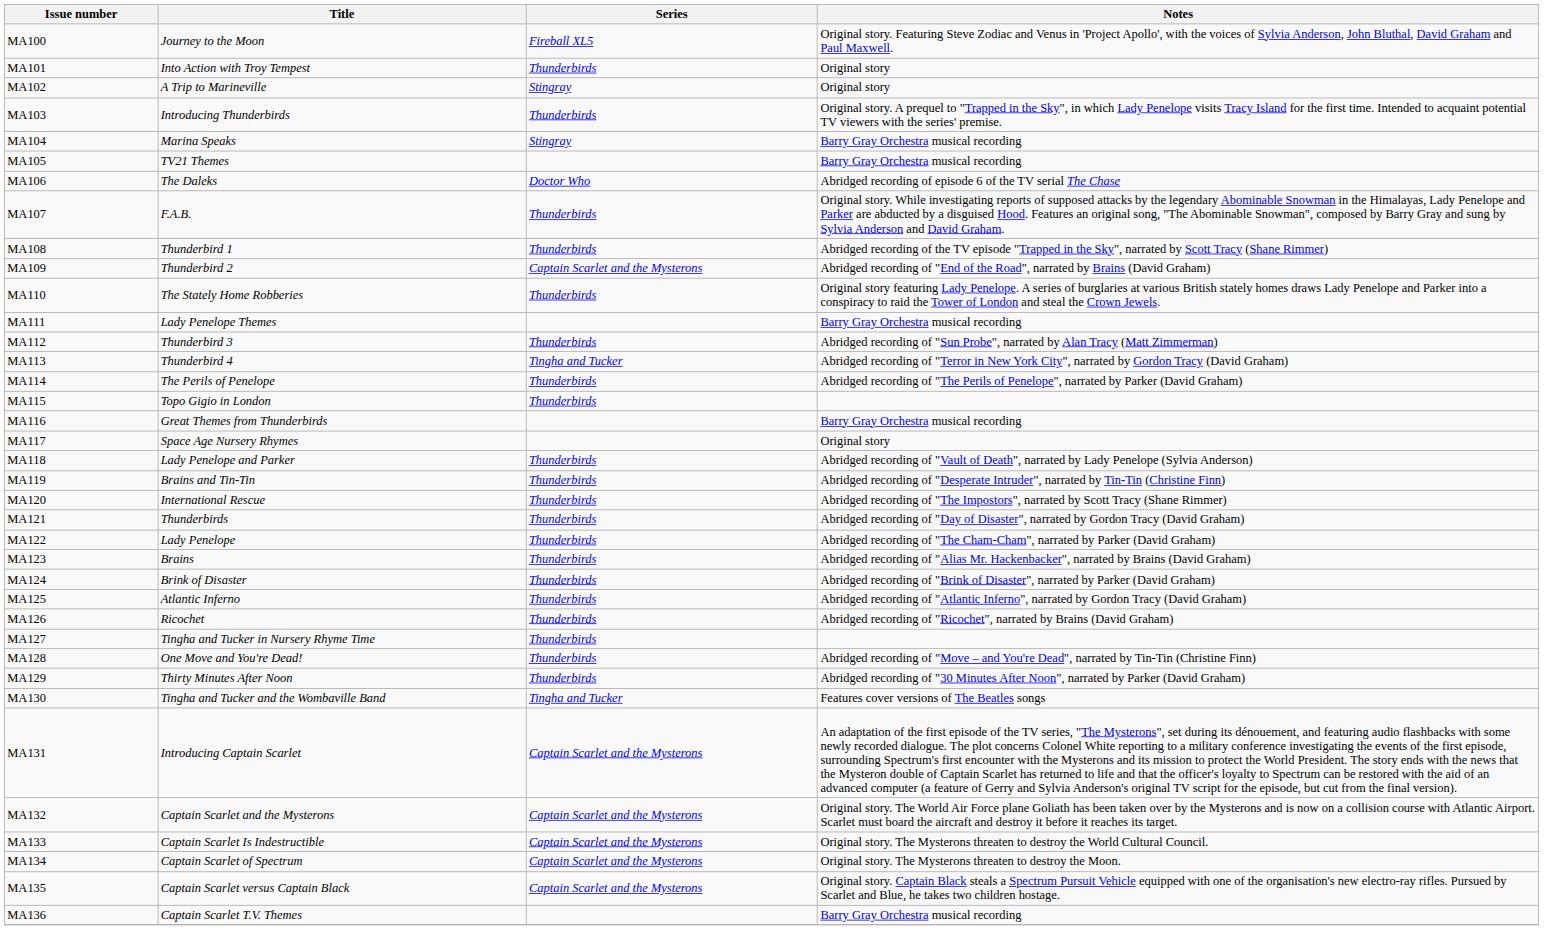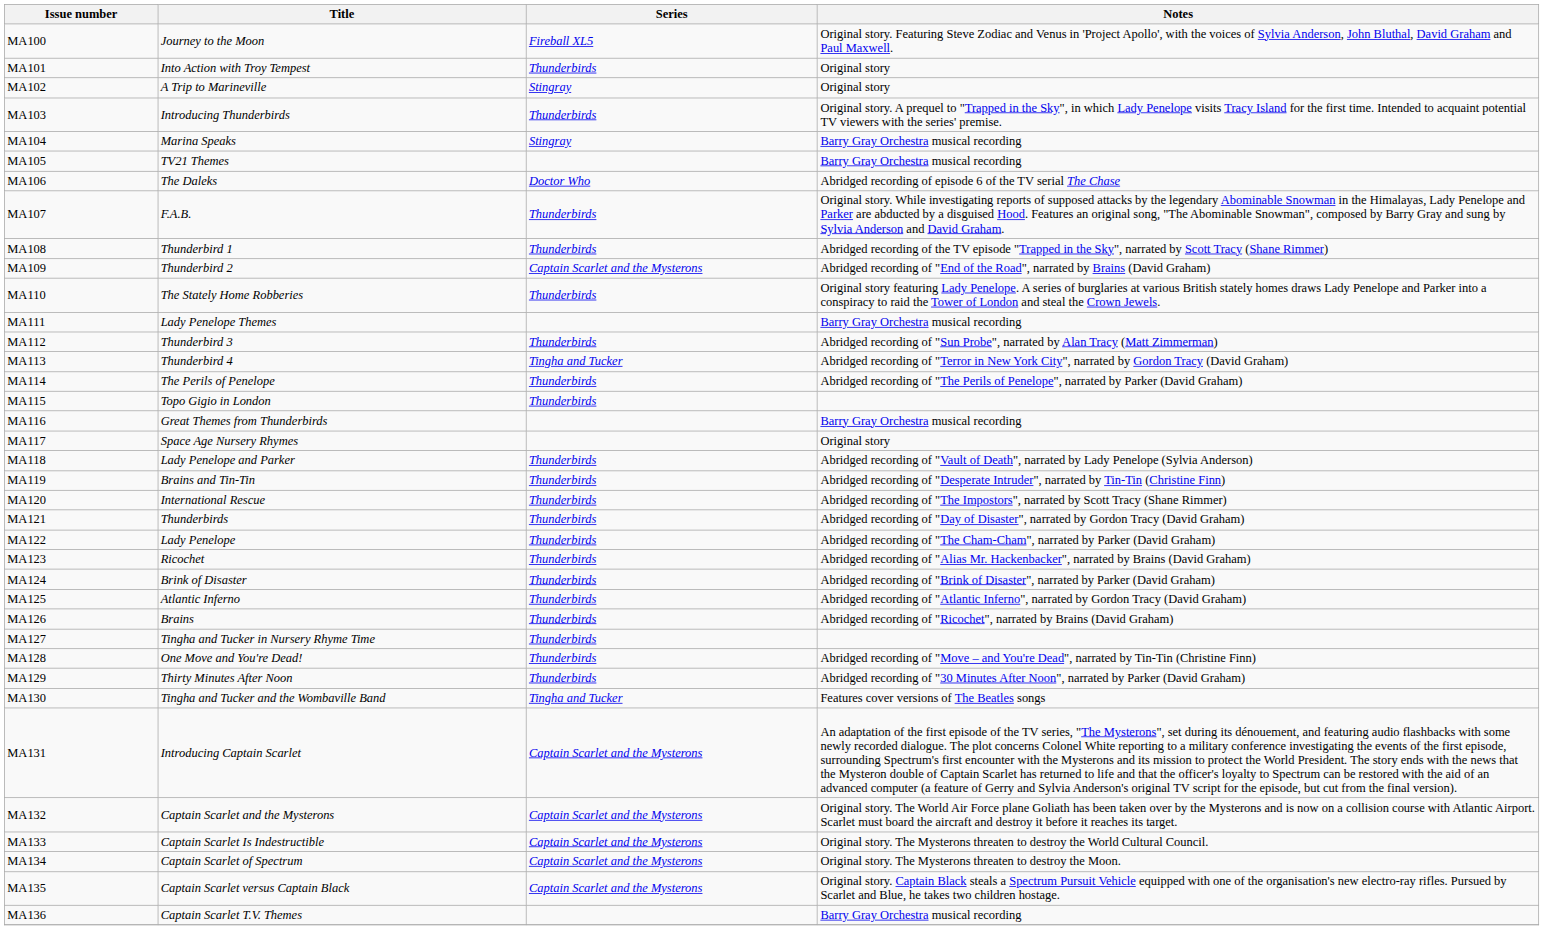(177, 559) Brains -> (183, 559) Ricochet
(183, 618) Ricochet -> (177, 618) Brains
